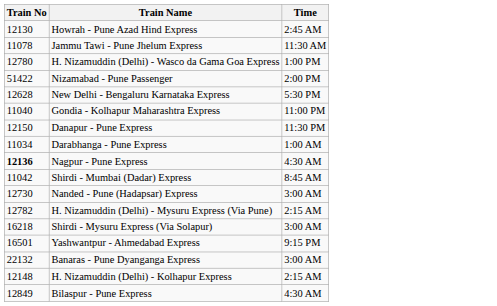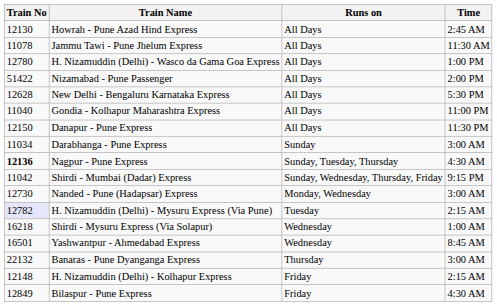+ column: (364, 12)
(303, 144) 1:00 AM -> (466, 144) 3:00 AM
(303, 177) 8:45 AM -> (466, 177) 9:15 PM
(20, 210) no background -> (20, 210) lavender background
(303, 227) 3:00 AM -> (466, 227) 1:00 AM
(302, 243) 9:15 PM -> (466, 243) 8:45 AM
